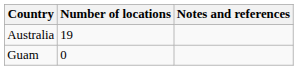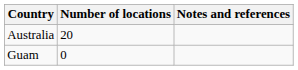(67, 34) 19 -> (67, 34) 20
